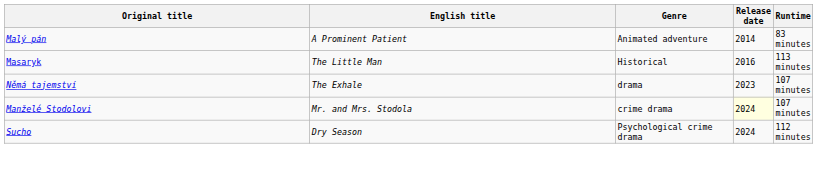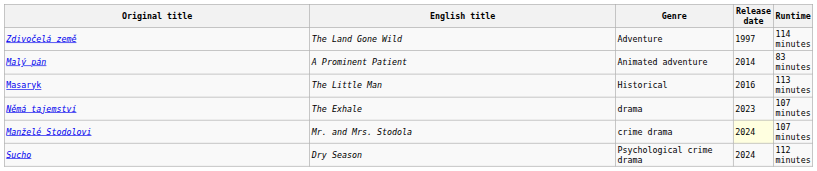+ row: (41, 39)
